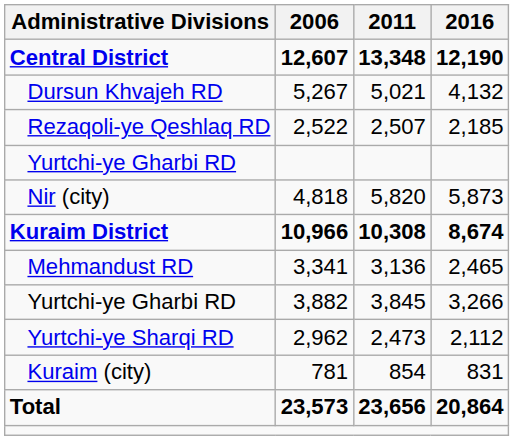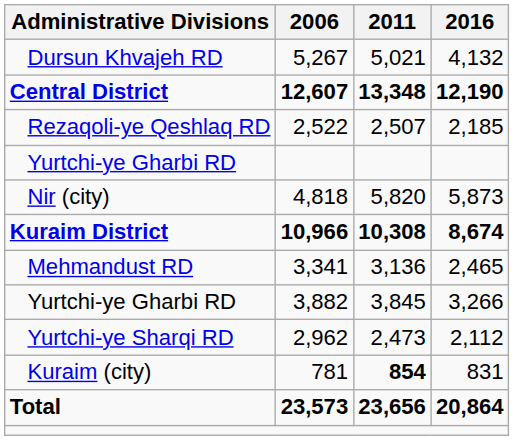rows swapped: (89, 57) <-> (125, 92)
(407, 372) normal -> (407, 372) bold
